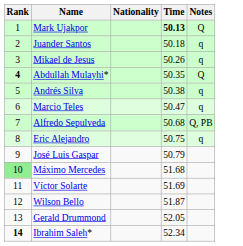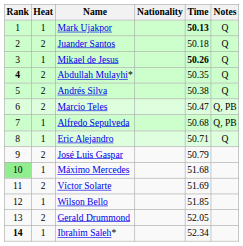+ column: (43, 12)
(201, 44) q -> (225, 44) Q
(174, 59) normal -> (198, 59) bold
(201, 59) q -> (225, 59) Q
(201, 91) q -> (225, 91) Q
(201, 107) q -> (225, 107) Q, PB
(174, 138) 50.75 -> (198, 138) 50.71
(201, 138) q -> (225, 138) Q
(174, 202) 51.87 -> (198, 202) 51.85
